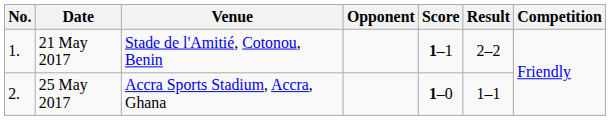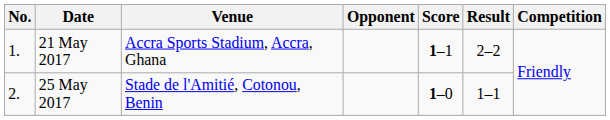(213, 51) Stade de l'Amitié, Cotonou, Benin -> (219, 51) Accra Sports Stadium, Accra, Ghana
(219, 94) Accra Sports Stadium, Accra, Ghana -> (213, 94) Stade de l'Amitié, Cotonou, Benin
